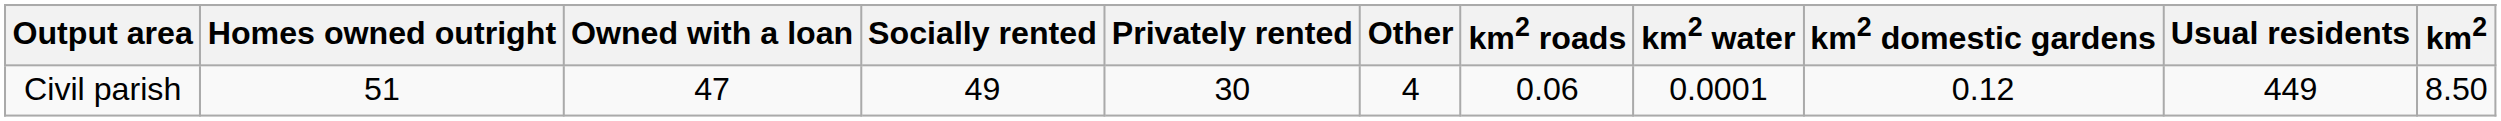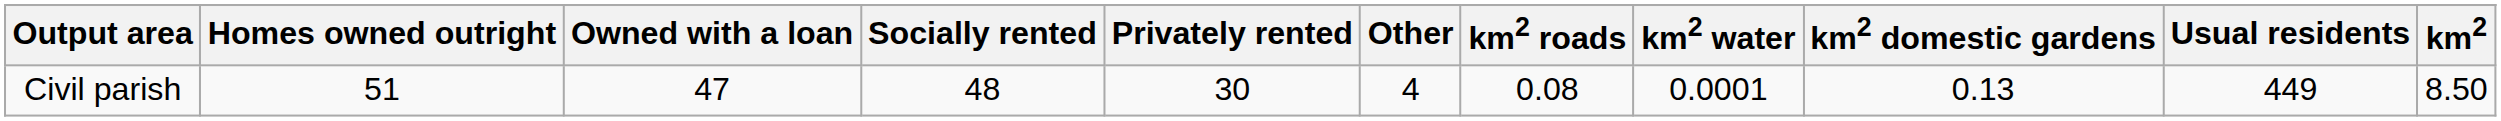(982, 89) 49 -> (982, 89) 48
(1547, 89) 0.06 -> (1547, 89) 0.08
(1983, 89) 0.12 -> (1983, 89) 0.13
